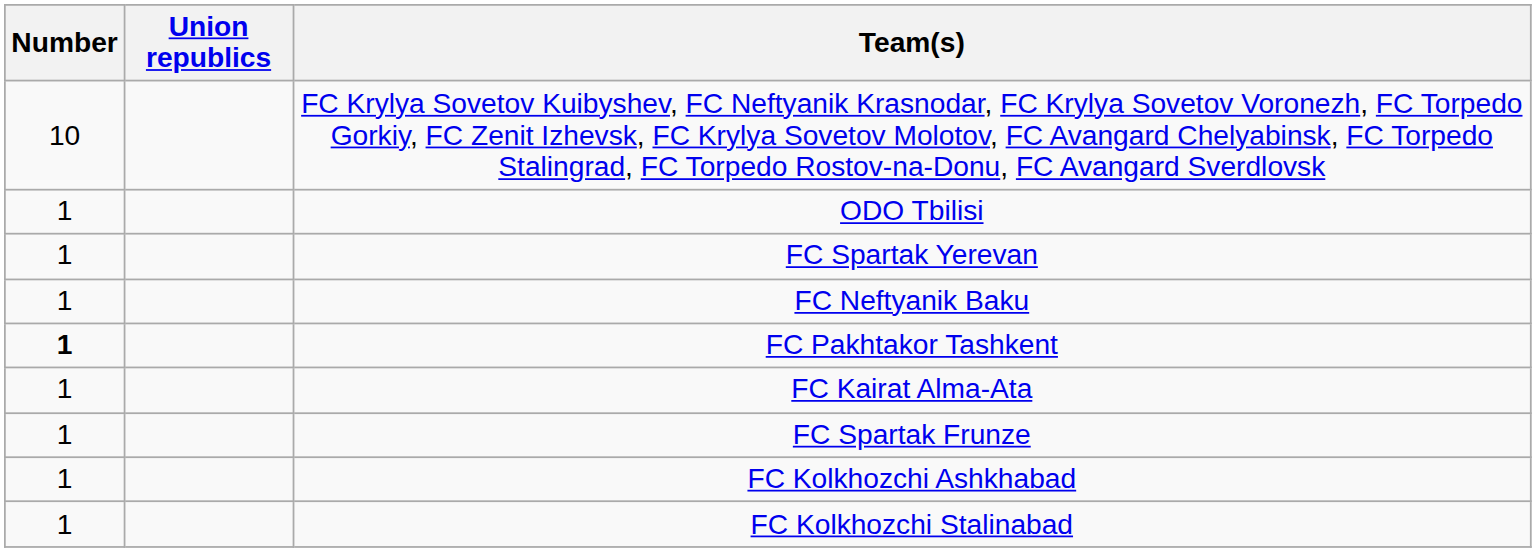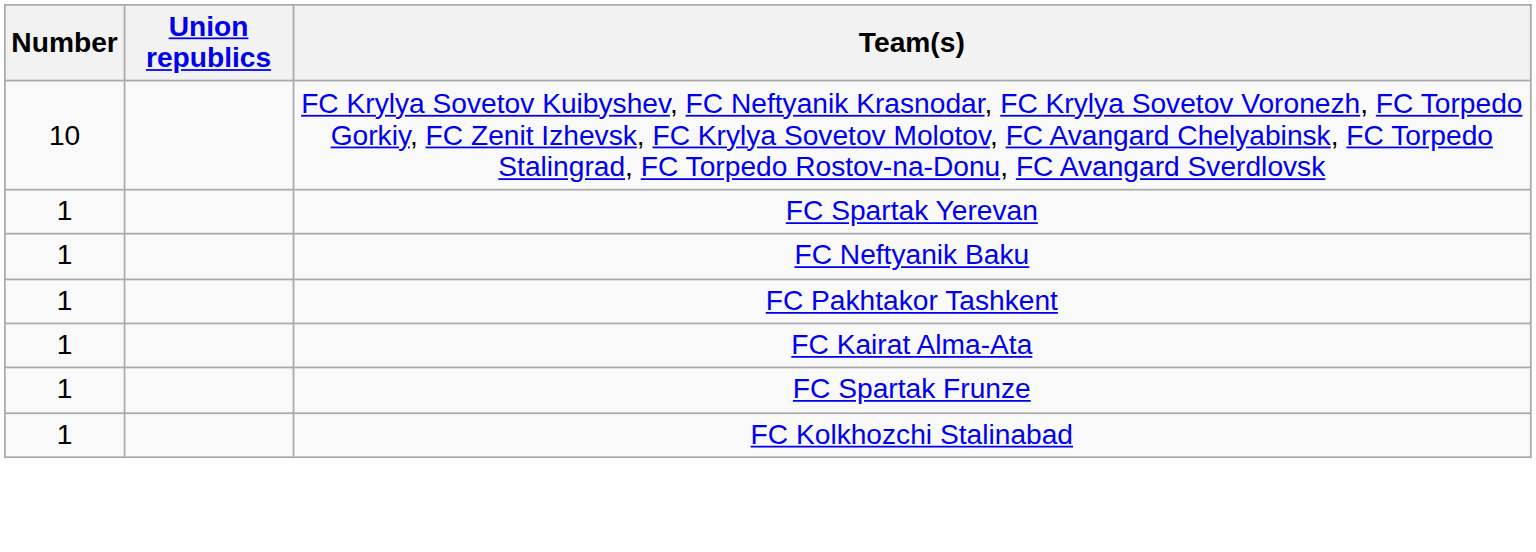- row: (912, 211)
(65, 345) bold -> (65, 300) normal
- row: (912, 479)
